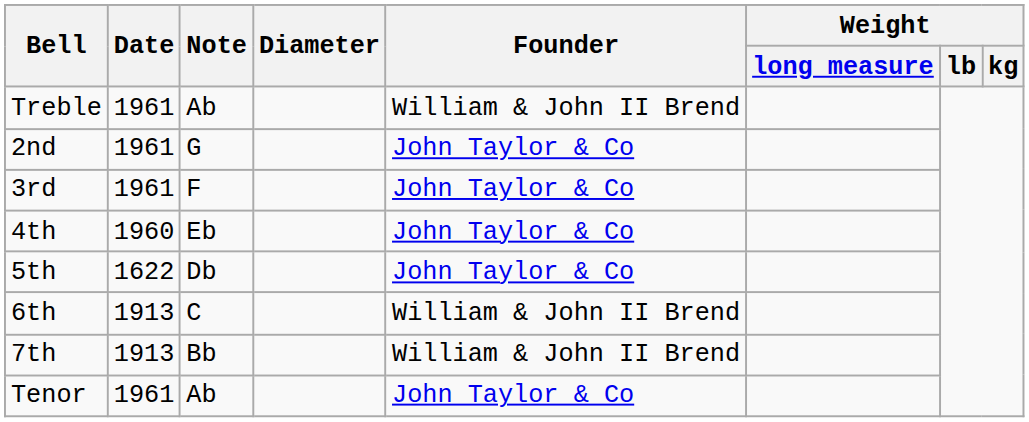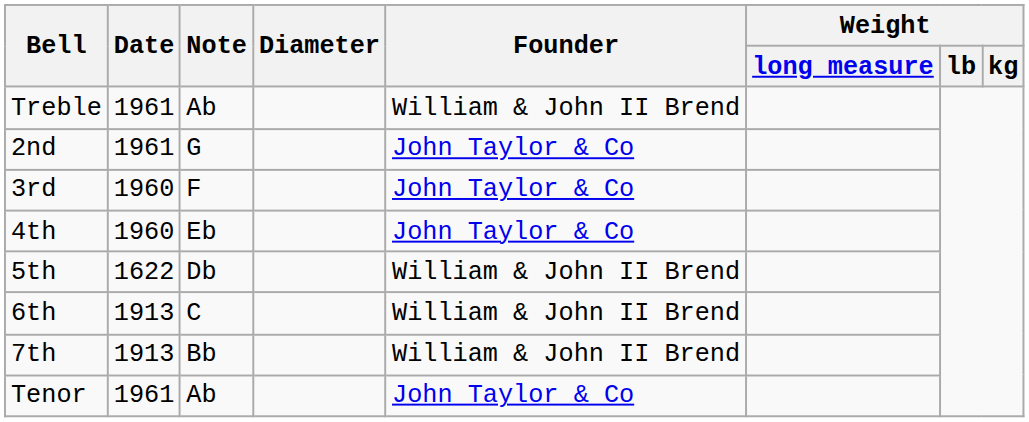(144, 190) 1961 -> (144, 190) 1960
(513, 272) John Taylor & Co -> (566, 272) William & John II Brend
